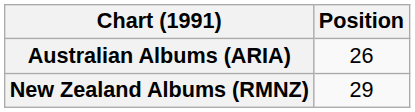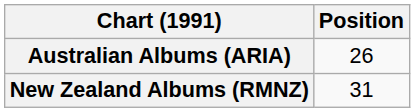(361, 90) 29 -> (361, 90) 31
